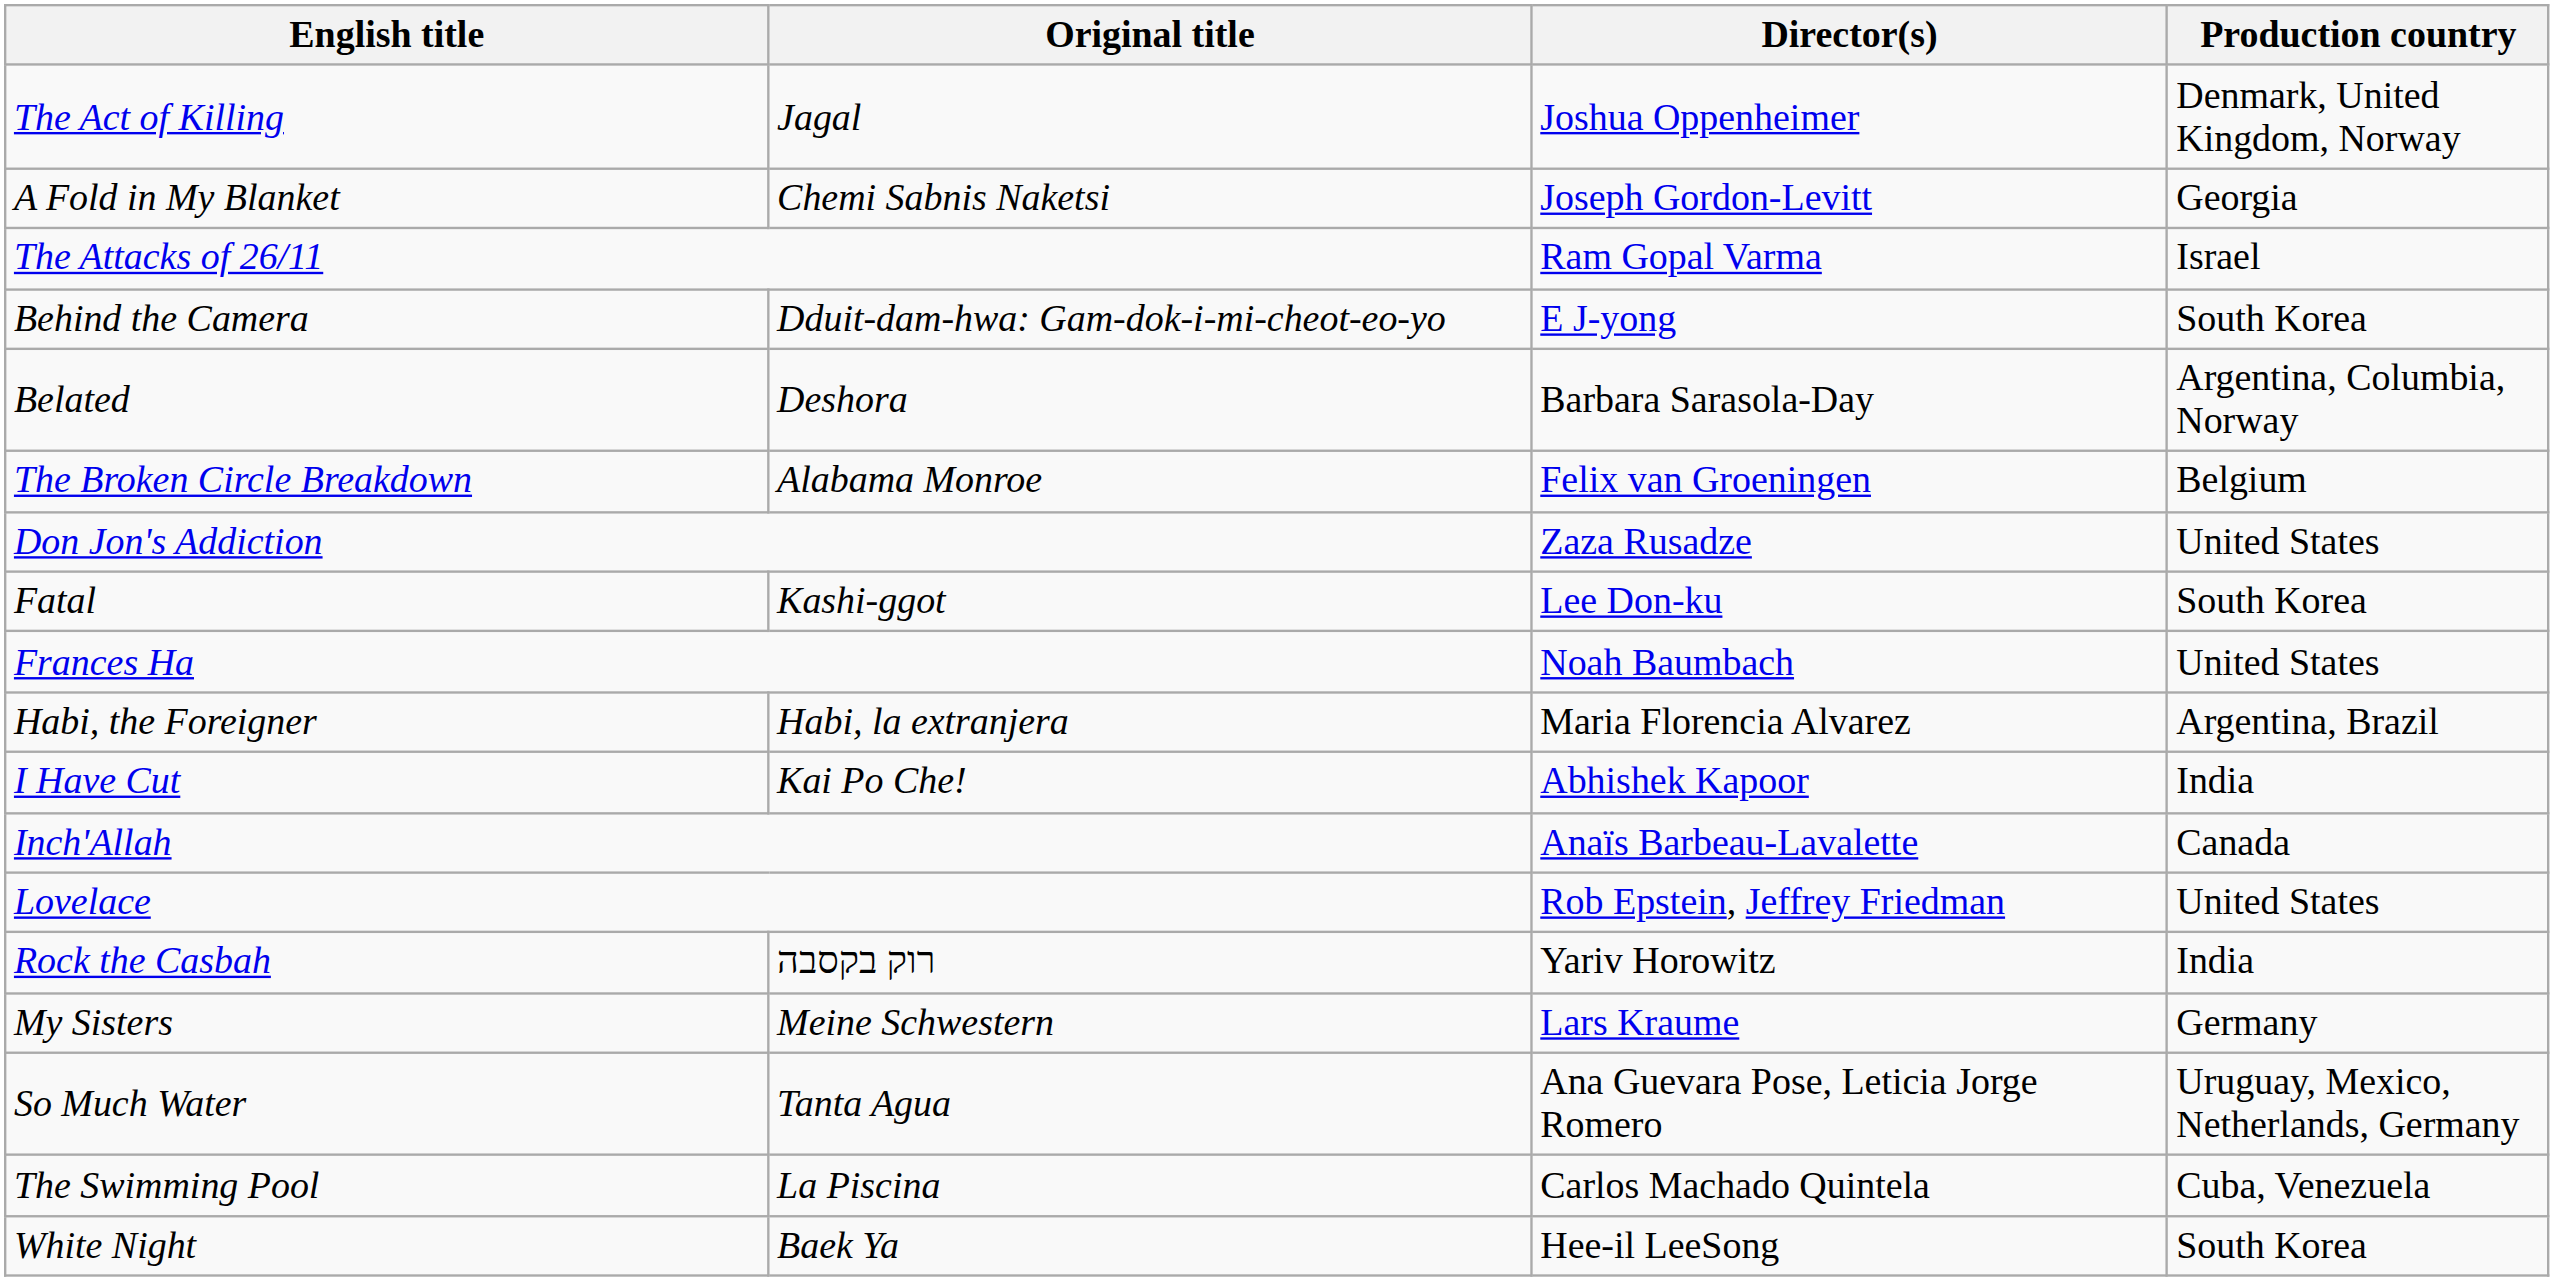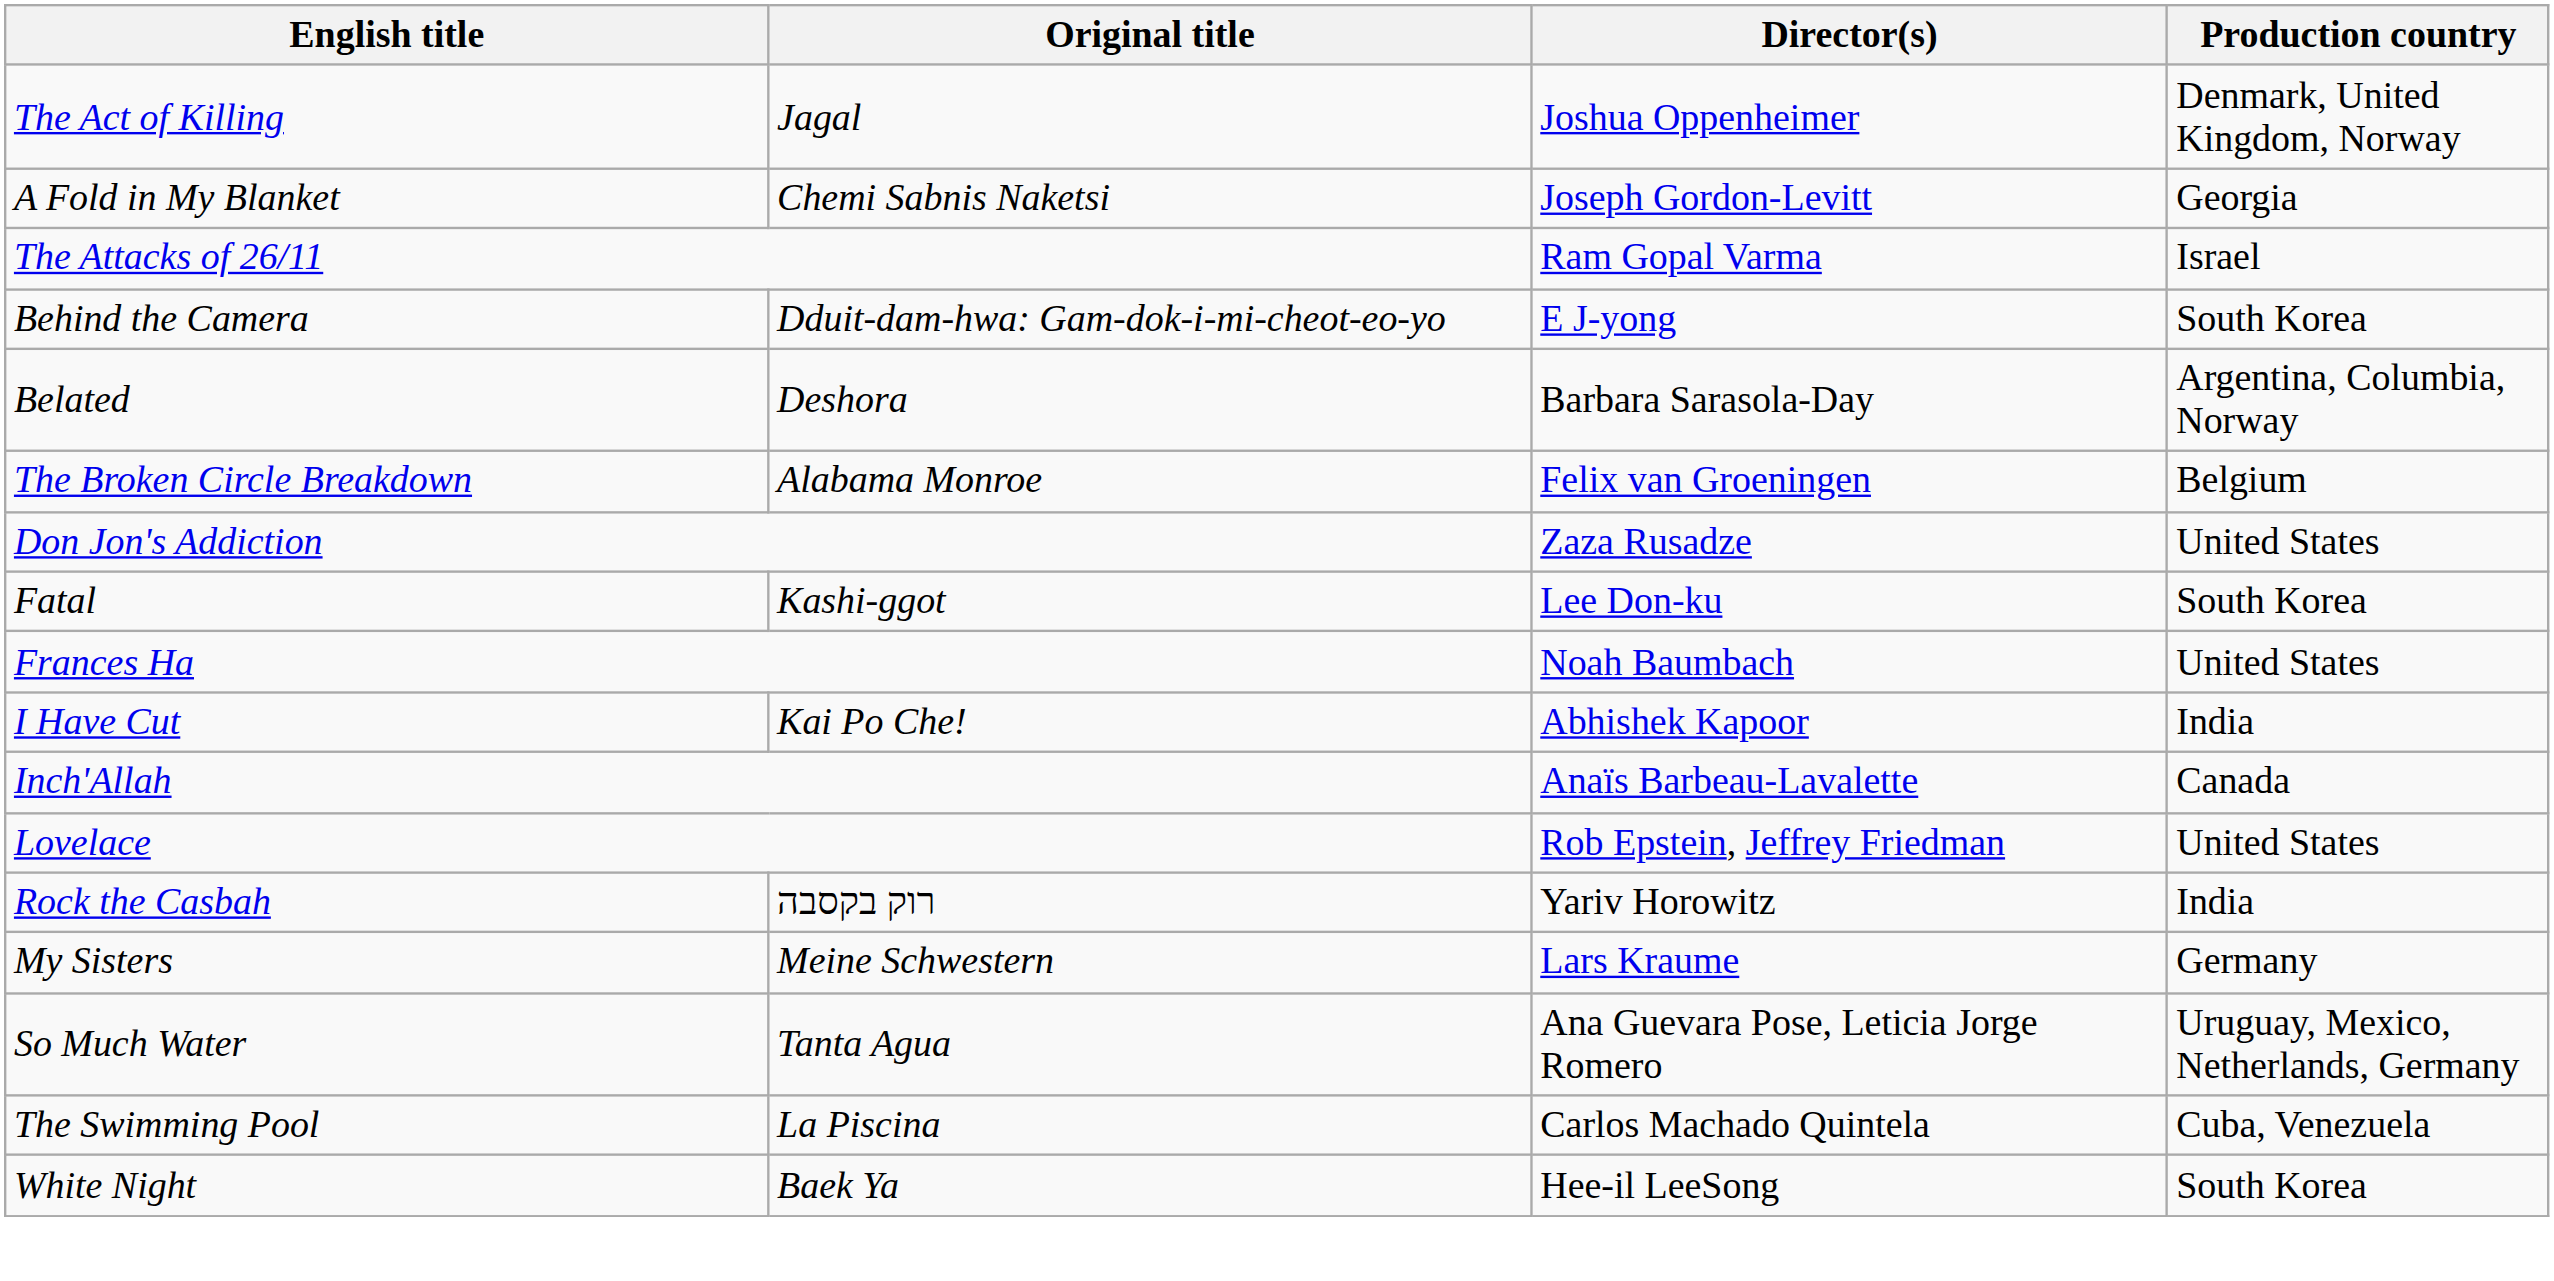- row: (165, 721)
